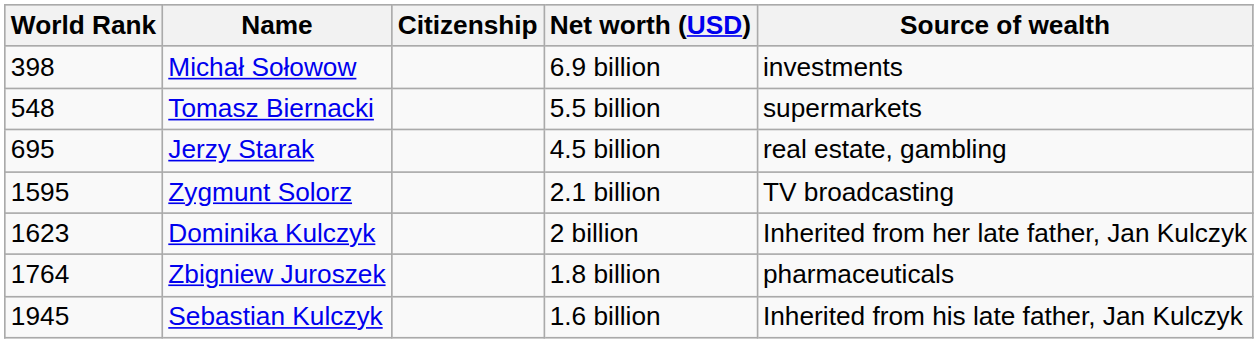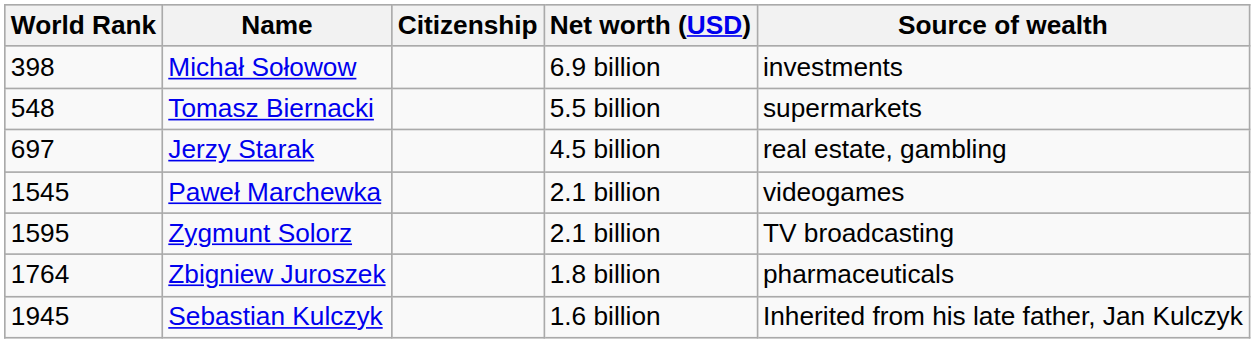(33, 150) 695 -> (33, 150) 697
+ row: (275, 191)
- row: (272, 233)
